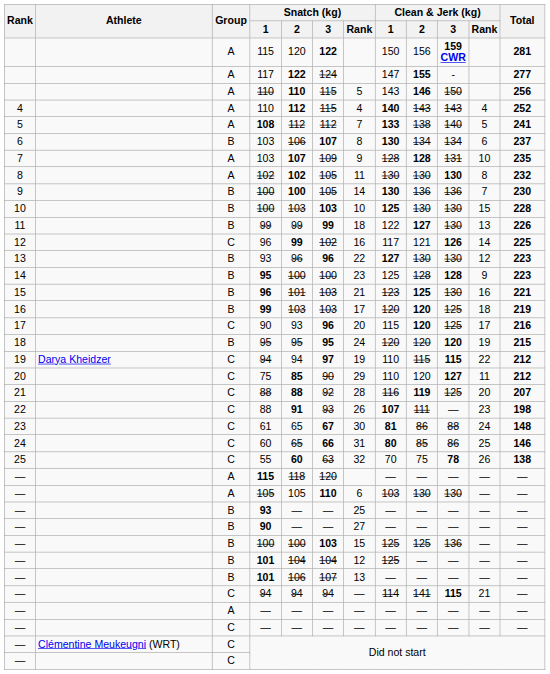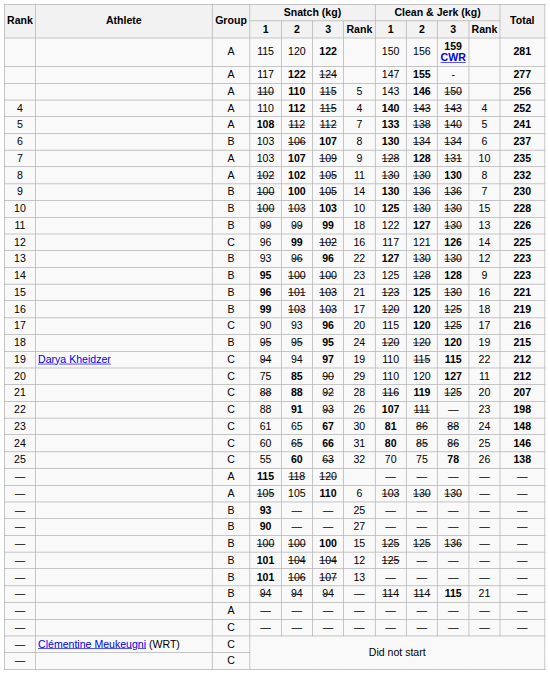(328, 543) 103 -> (328, 543) 100
(231, 594) C -> (231, 594) B
(422, 594) 141 -> (422, 594) 114
